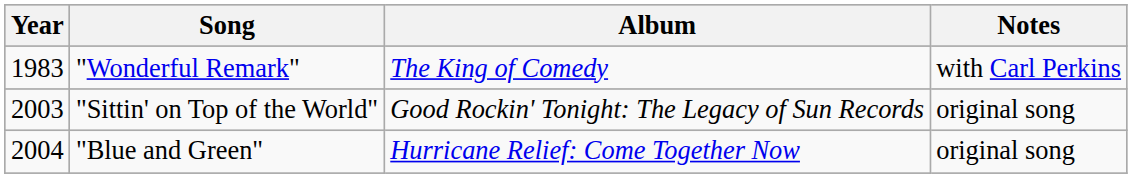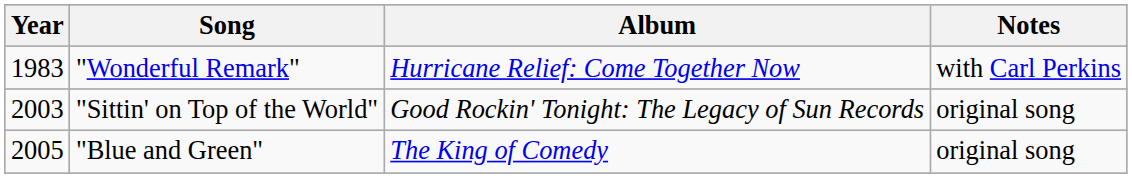(499, 67) The King of Comedy -> (595, 67) Hurricane Relief: Come Together Now
(37, 151) 2004 -> (37, 151) 2005
(595, 151) Hurricane Relief: Come Together Now -> (499, 151) The King of Comedy
